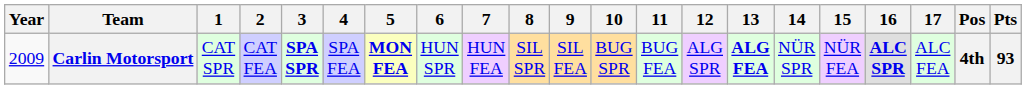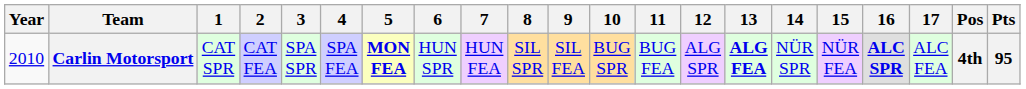(27, 58) 2009 -> (27, 58) 2010
(302, 58) bold -> (301, 58) normal
(1005, 58) 93 -> (1004, 58) 95
